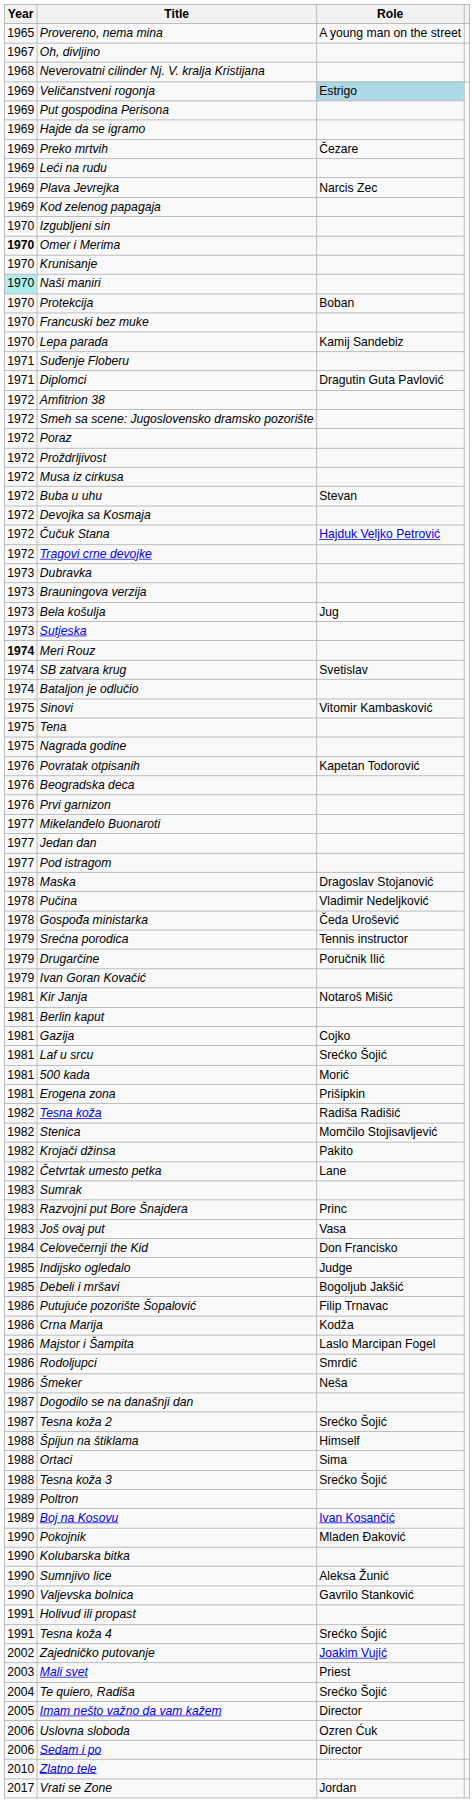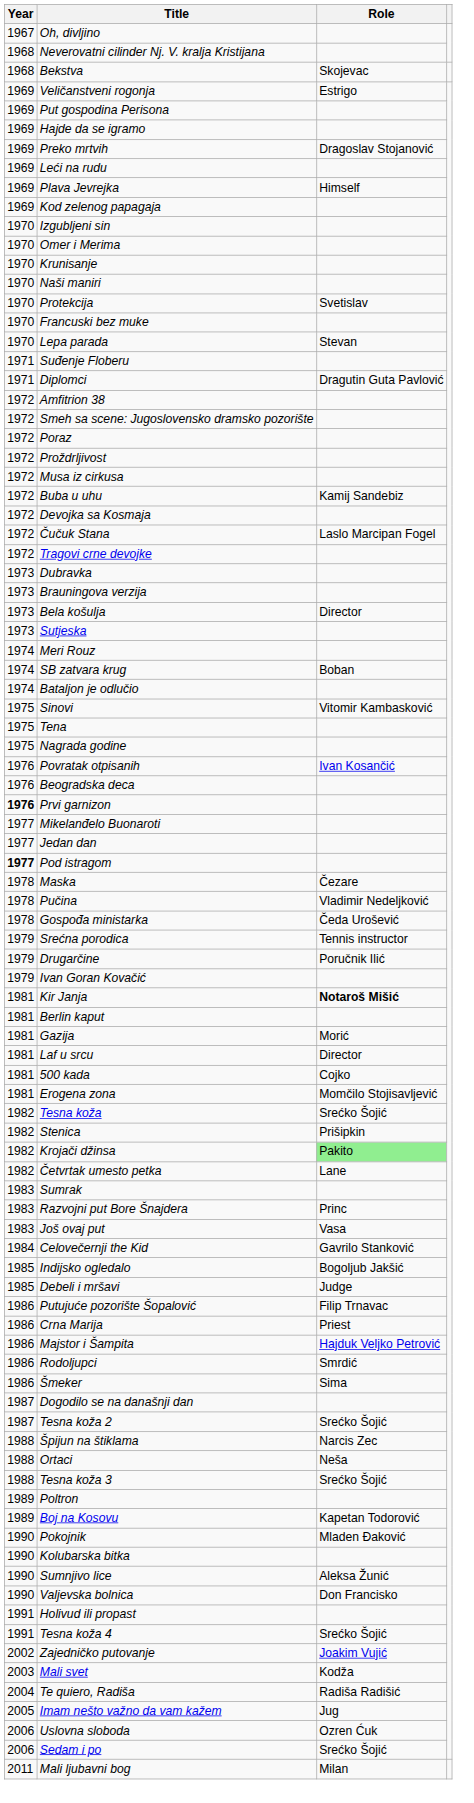- row: (101, 33)
+ row: (61, 71)
(338, 91) lightblue background -> (338, 91) no background
(339, 149) Čezare -> (376, 149) Dragoslav Stojanović
(348, 187) Narcis Zec -> (339, 187) Himself
(21, 245) bold -> (21, 245) normal
(21, 284) paleturquoise background -> (21, 284) no background
(337, 303) Boban -> (344, 303) Svetislav
(361, 341) Kamij Sandebiz -> (338, 341) Stevan
(338, 496) Stevan -> (361, 496) Kamij Sandebiz
(380, 534) Hajduk Veljko Petrović -> (377, 534) Laslo Marcipan Fogel
(329, 611) Jug -> (340, 611) Director
(21, 650) bold -> (21, 650) normal
(344, 669) Svetislav -> (337, 669) Boban
(369, 766) Kapetan Todorović -> (357, 766) Ivan Kosančić
(21, 804) normal -> (21, 804) bold
(21, 862) normal -> (21, 862) bold
(376, 881) Dragoslav Stojanović -> (339, 881) Čezare
(356, 997) normal -> (359, 997) bold
(335, 1036) Cojko -> (334, 1036) Morić
(353, 1055) Srećko Šojić -> (340, 1055) Director
(334, 1074) Morić -> (335, 1074) Cojko
(342, 1094) Prišipkin -> (378, 1094) Momčilo Stojisavljević
(360, 1113) Radiša Radišić -> (353, 1113) Srećko Šojić
(378, 1132) Momčilo Stojisavljević -> (342, 1132) Prišipkin
(336, 1151) no background -> (336, 1151) lightgreen background
(358, 1248) Don Francisko -> (366, 1248) Gavrilo Stanković
(336, 1267) Judge -> (361, 1267) Bogoljub Jakšić
(361, 1286) Bogoljub Jakšić -> (336, 1286) Judge
(336, 1325) Kodža -> (335, 1325) Priest
(377, 1344) Laslo Marcipan Fogel -> (380, 1344) Hajduk Veljko Petrović
(333, 1383) Neša -> (333, 1383) Sima
(339, 1441) Himself -> (348, 1441) Narcis Zec
(333, 1460) Sima -> (333, 1460) Neša
(357, 1518) Ivan Kosančić -> (369, 1518) Kapetan Todorović
(366, 1595) Gavrilo Stanković -> (358, 1595) Don Francisko
(335, 1672) Priest -> (336, 1672) Kodža
(353, 1691) Srećko Šojić -> (360, 1691) Radiša Radišić
(340, 1711) Director -> (329, 1711) Jug
(340, 1749) Director -> (353, 1749) Srećko Šojić
- row: (68, 1769)
+ row: (85, 1769)
- row: (76, 1788)
